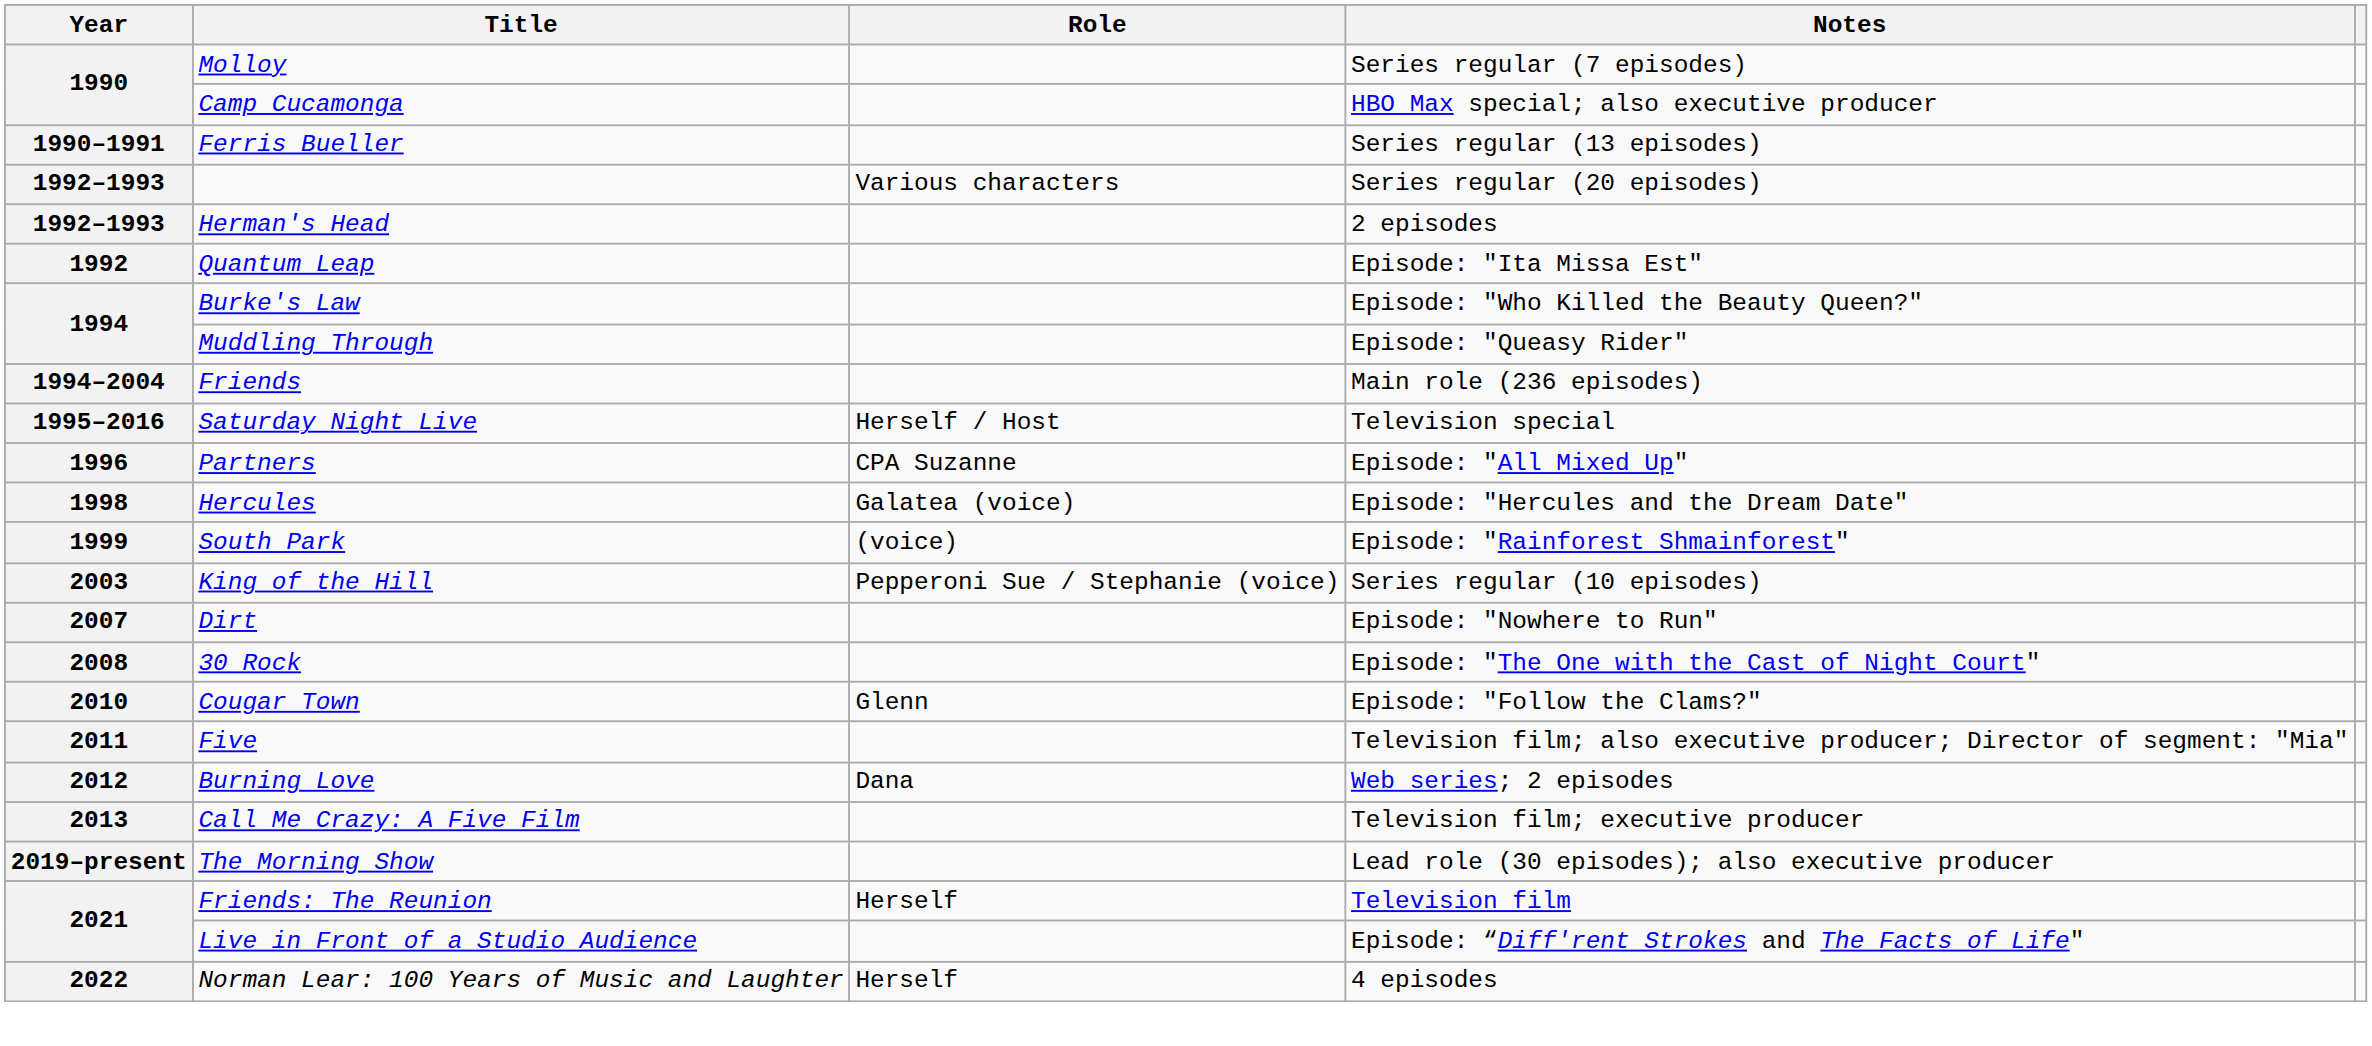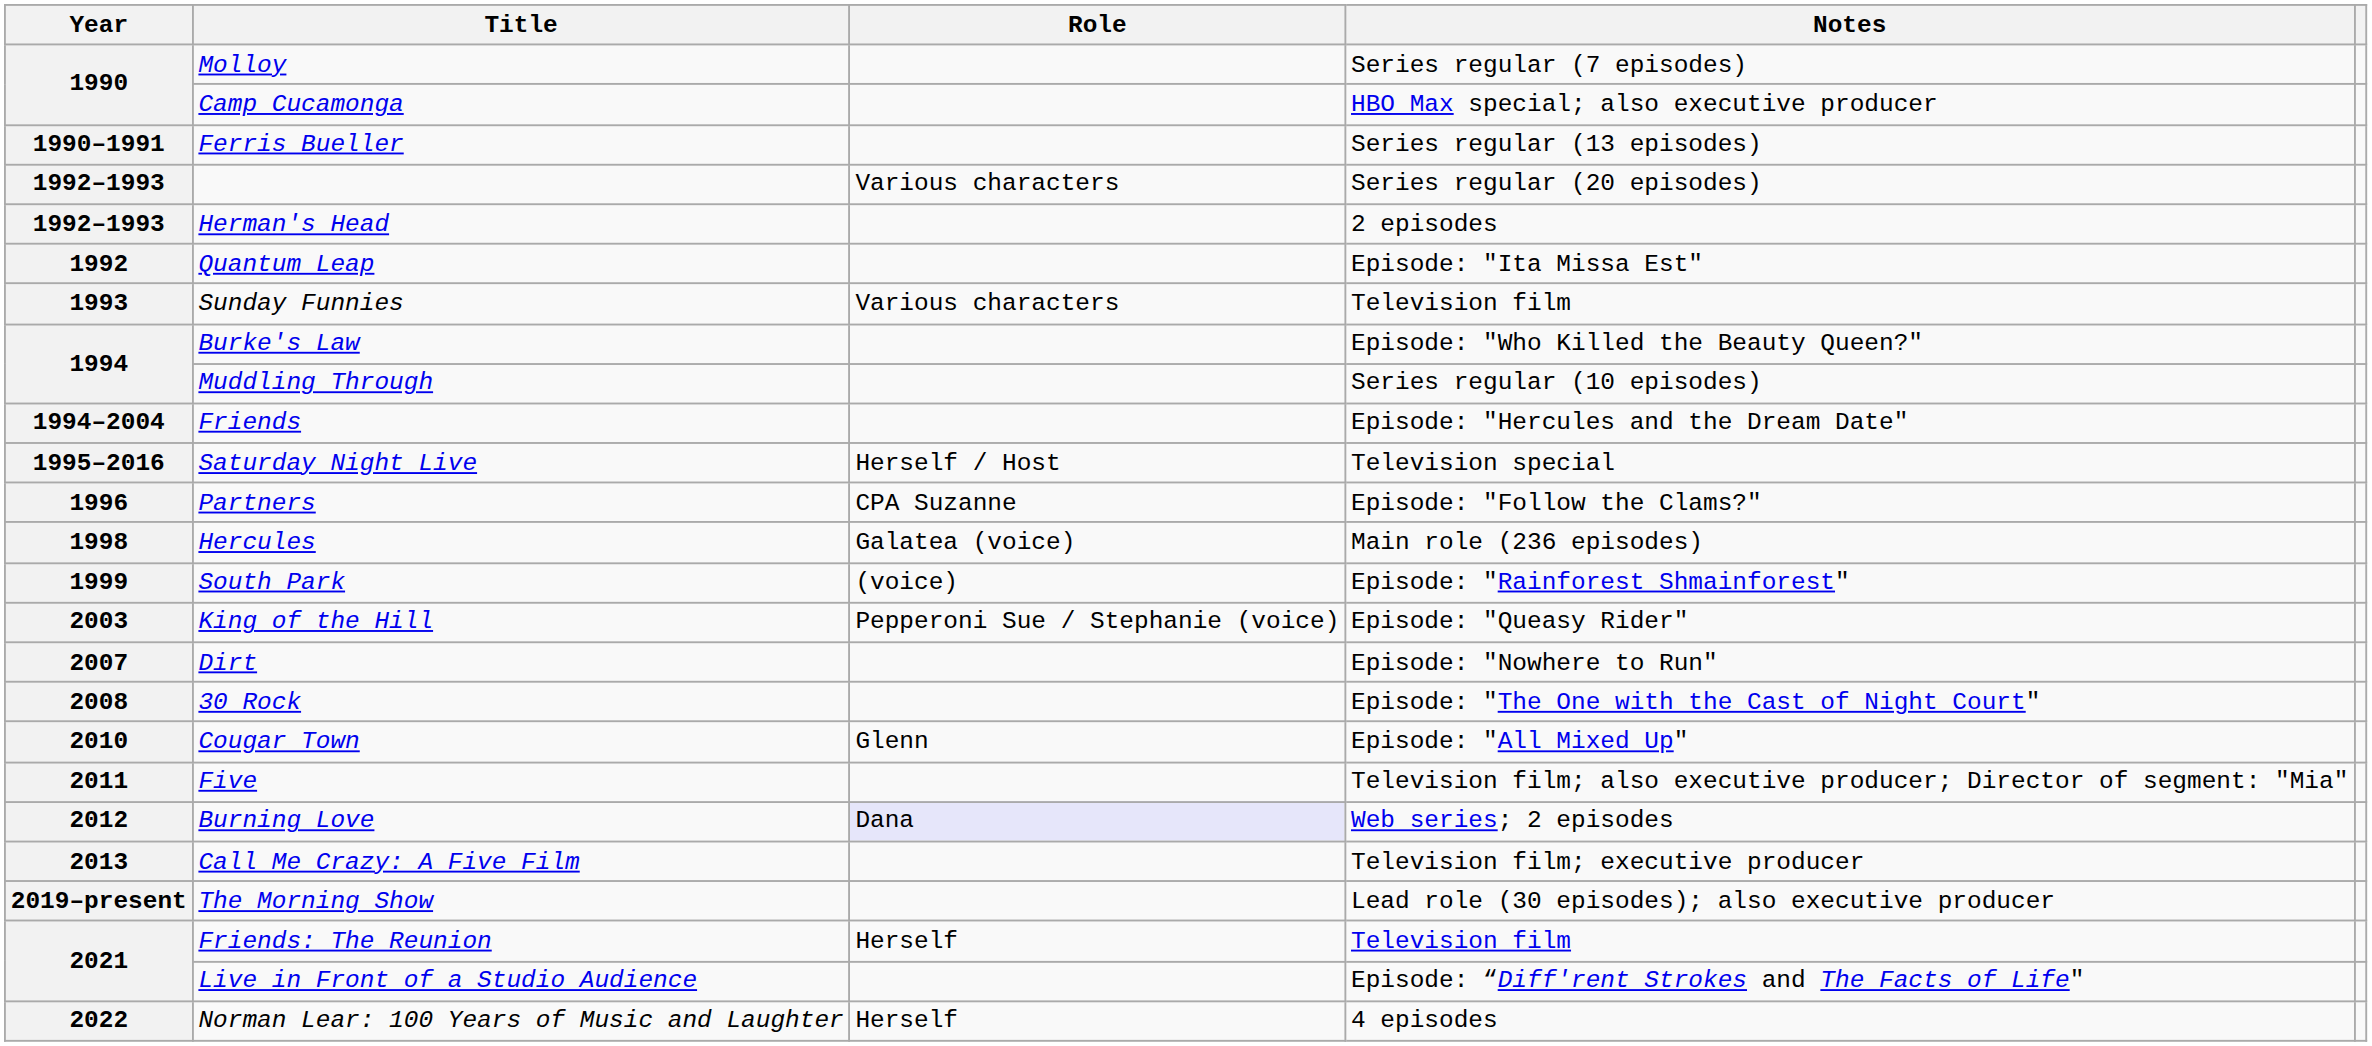+ row: (301, 304)
(1520, 344) Episode: "Queasy Rider" -> (1556, 383) Series regular (10 episodes)
(1527, 383) Main role (236 episodes) -> (1630, 423) Episode: "Hercules and the Dream Date"
(1520, 463) Episode: "All Mixed Up" -> (1556, 503) Episode: "Follow the Clams?"
(1630, 503) Episode: "Hercules and the Dream Date" -> (1527, 543) Main role (236 episodes)
(1556, 583) Series regular (10 episodes) -> (1520, 622) Episode: "Queasy Rider"
(1556, 702) Episode: "Follow the Clams?" -> (1520, 742) Episode: "All Mixed Up"
(885, 782) no background -> (885, 822) lavender background
